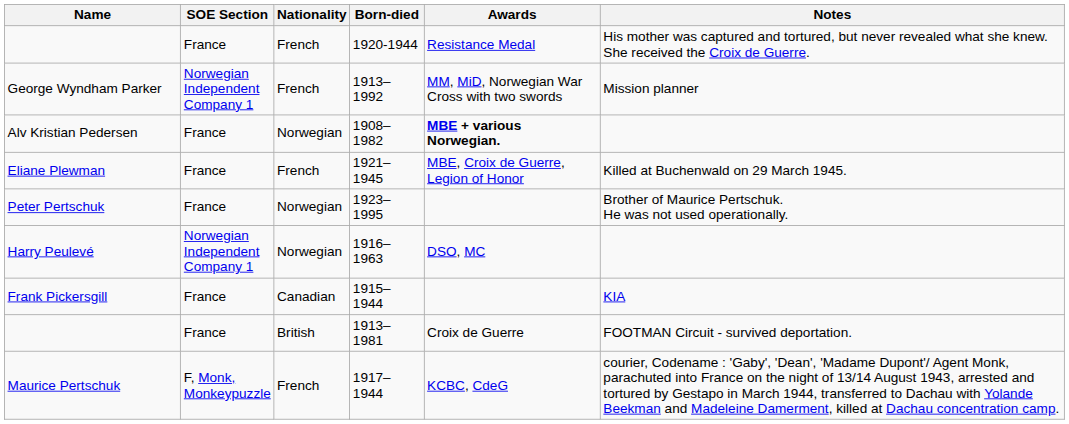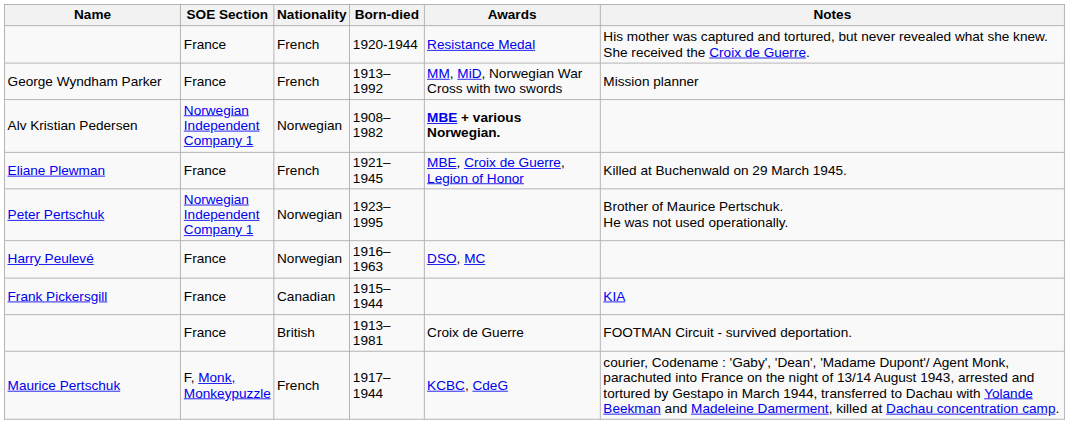(222, 89) Norwegian Independent Company 1 -> (205, 81) France
(205, 133) France -> (222, 125) Norwegian Independent Company 1
(205, 207) France -> (222, 214) Norwegian Independent Company 1
(222, 251) Norwegian Independent Company 1 -> (205, 259) France
